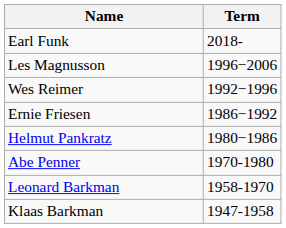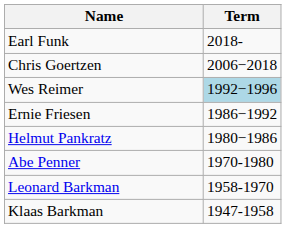+ row: (55, 65)
- row: (56, 65)
(242, 89) no background -> (242, 89) lightblue background
